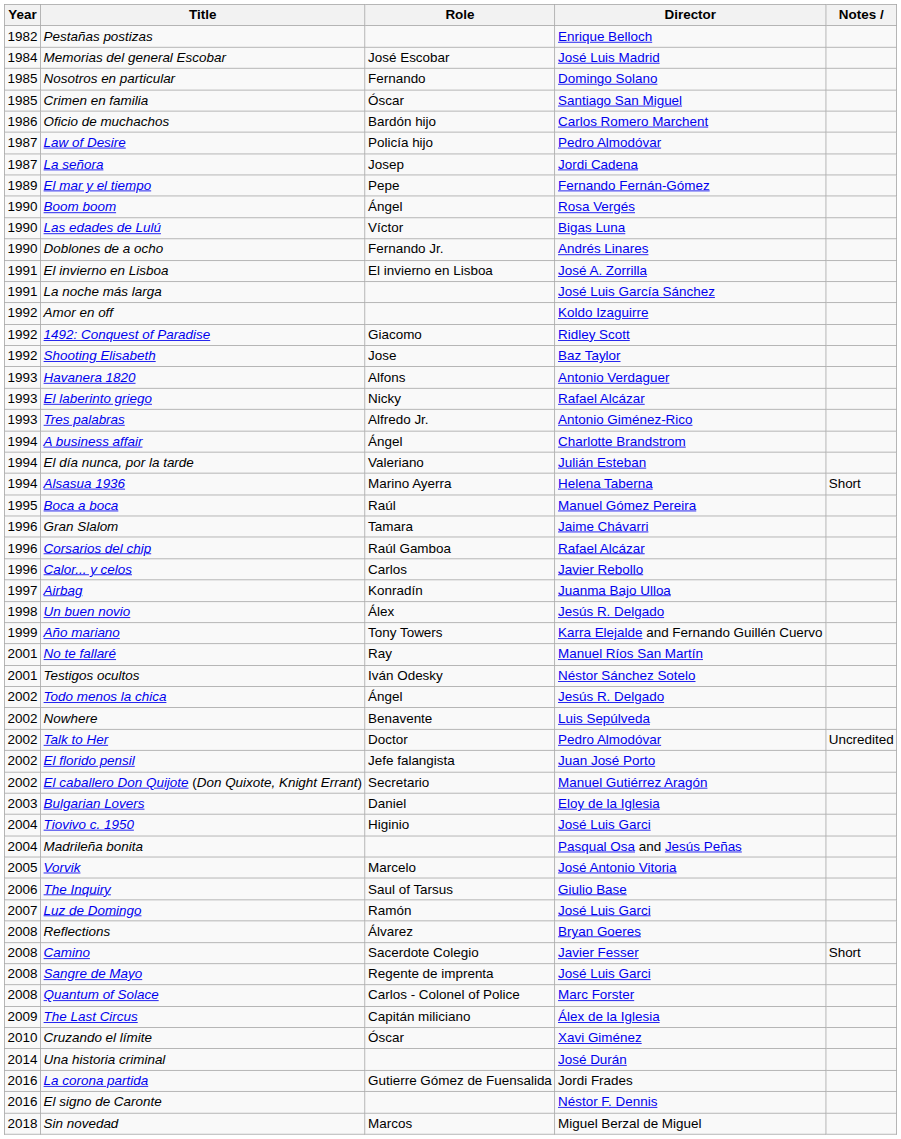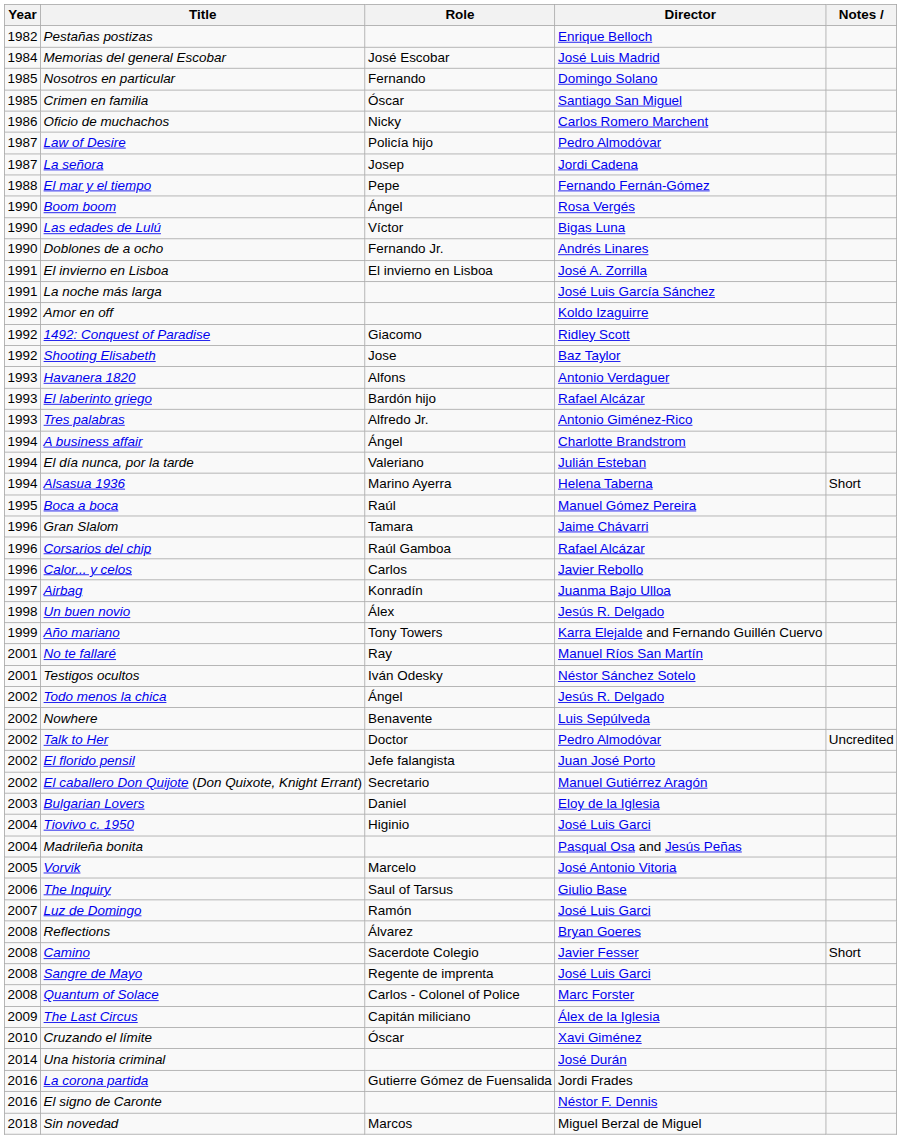(402, 121) Bardón hijo -> (384, 121) Nicky
(22, 185) 1989 -> (22, 185) 1988
(384, 398) Nicky -> (402, 398) Bardón hijo
